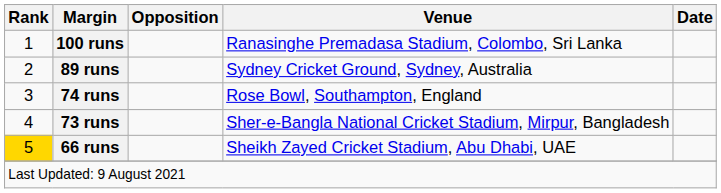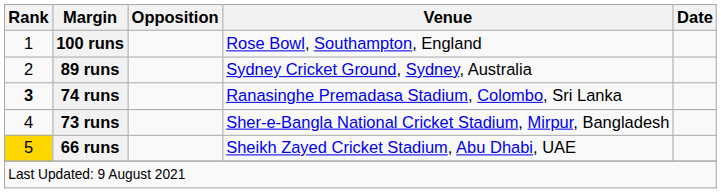(424, 43) Ranasinghe Premadasa Stadium, Colombo, Sri Lanka -> (354, 43) Rose Bowl, Southampton, England
(28, 95) normal -> (28, 95) bold
(354, 95) Rose Bowl, Southampton, England -> (424, 95) Ranasinghe Premadasa Stadium, Colombo, Sri Lanka
